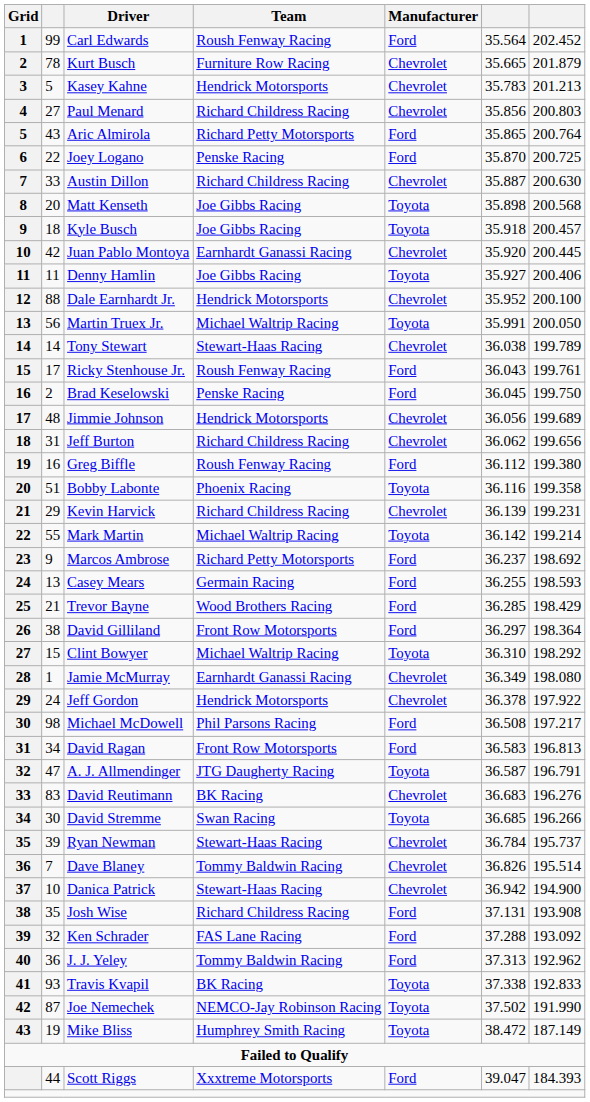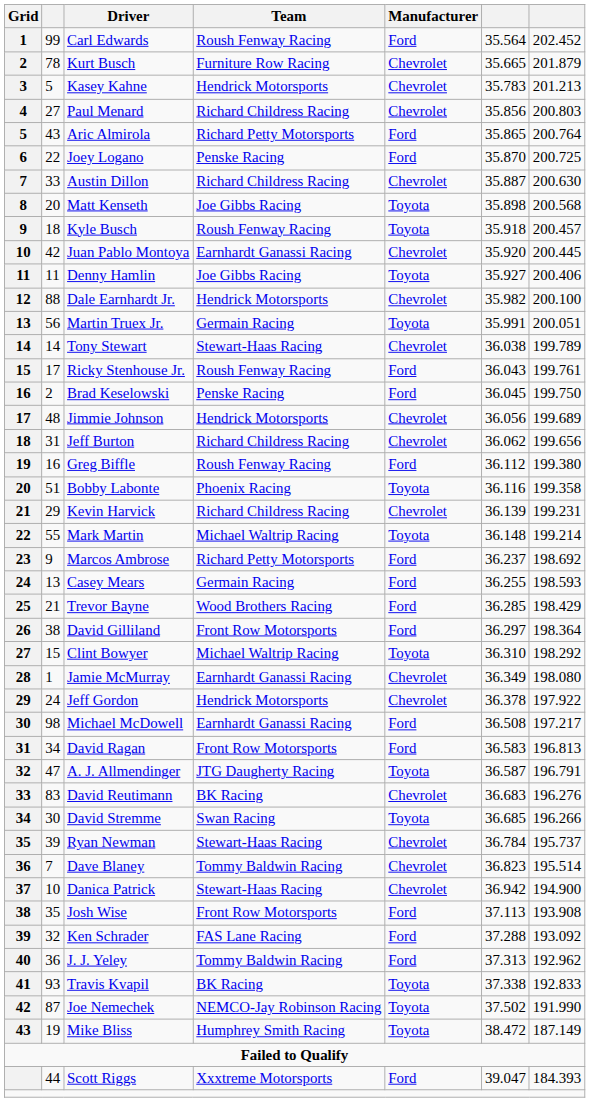(249, 228) Joe Gibbs Racing -> (264, 228) Roush Fenway Racing
(505, 299) 35.952 -> (505, 299) 35.982
(267, 323) Michael Waltrip Racing -> (245, 323) Germain Racing
(557, 323) 200.050 -> (557, 323) 200.051
(505, 535) 36.142 -> (505, 535) 36.148
(256, 724) Phil Parsons Racing -> (274, 724) Earnhardt Ganassi Racing
(505, 865) 36.826 -> (505, 865) 36.823
(273, 913) Richard Childress Racing -> (267, 913) Front Row Motorsports
(505, 913) 37.131 -> (505, 913) 37.113
